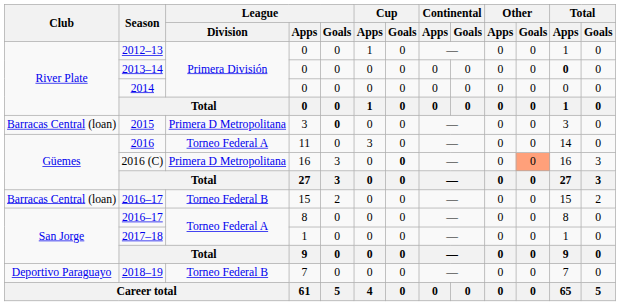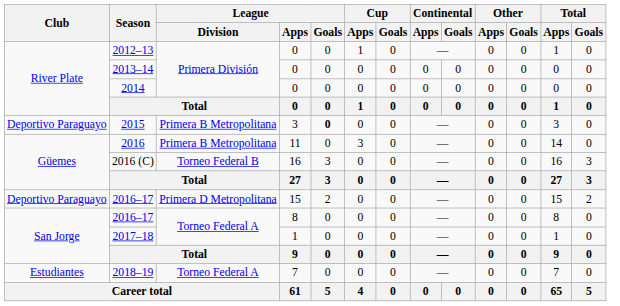(566, 69) bold -> (556, 69) normal
(62, 124) Barracas Central (loan) -> (57, 124) Deportivo Paraguayo
(227, 124) Primera D Metropolitana -> (218, 124) Primera B Metropolitana
(227, 143) Torneo Federal A -> (218, 143) Primera B Metropolitana
(227, 161) Primera D Metropolitana -> (218, 161) Torneo Federal B
(402, 161) bold -> (393, 161) normal
(533, 161) lightsalmon background -> (524, 161) no background
(62, 198) Barracas Central (loan) -> (57, 198) Deportivo Paraguayo
(227, 198) Torneo Federal B -> (218, 198) Primera D Metropolitana
(62, 273) Deportivo Paraguayo -> (57, 273) Estudiantes
(227, 273) Torneo Federal B -> (218, 273) Torneo Federal A
